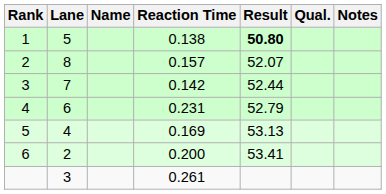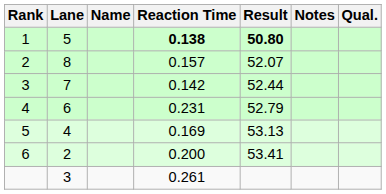columns swapped: (358, 16) <-> (313, 16)
(187, 39) normal -> (187, 39) bold
